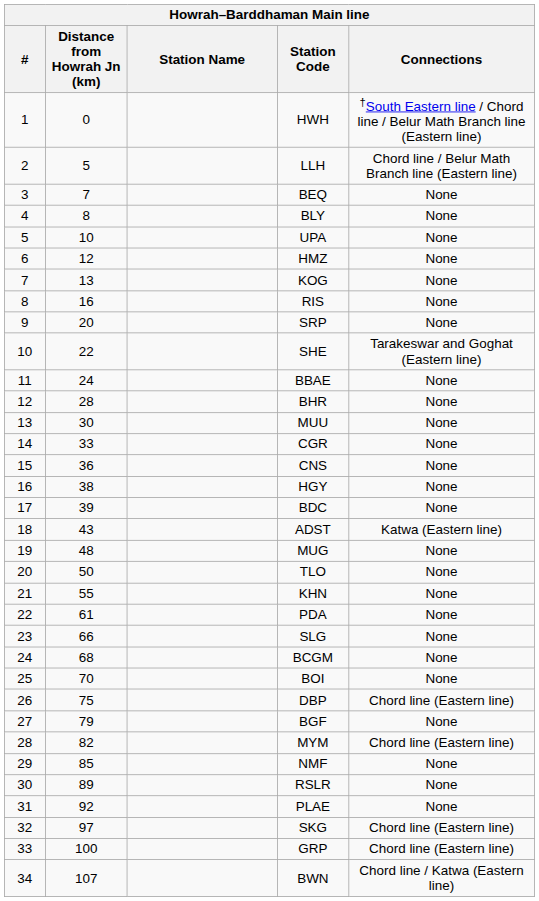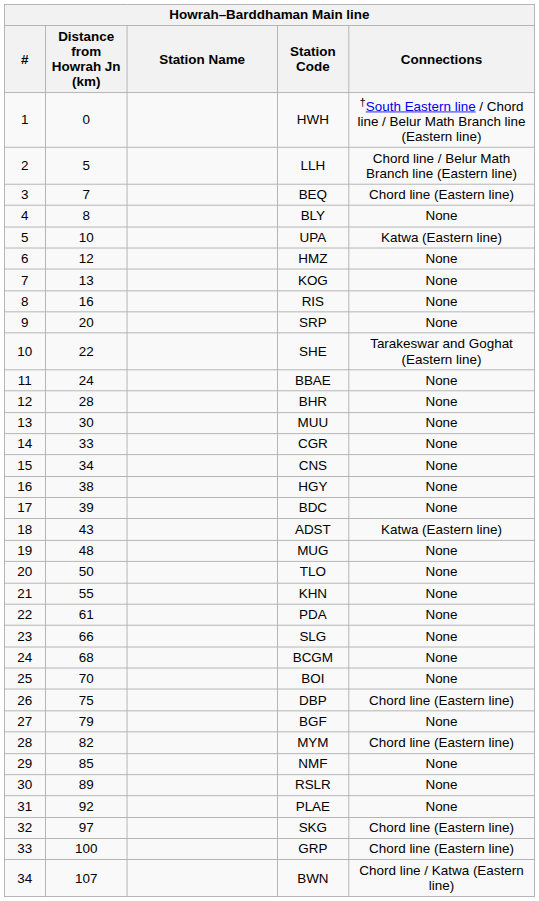(442, 194) None -> (442, 194) Chord line (Eastern line)
(442, 237) None -> (442, 237) Katwa (Eastern line)
(86, 465) 36 -> (86, 465) 34
